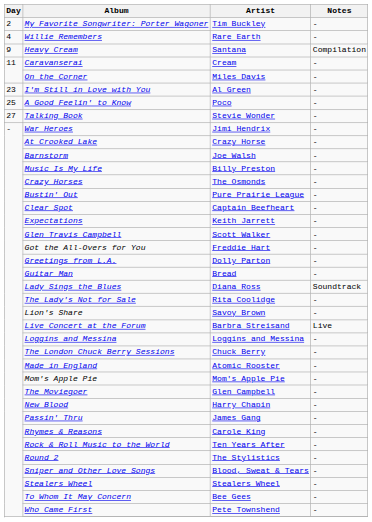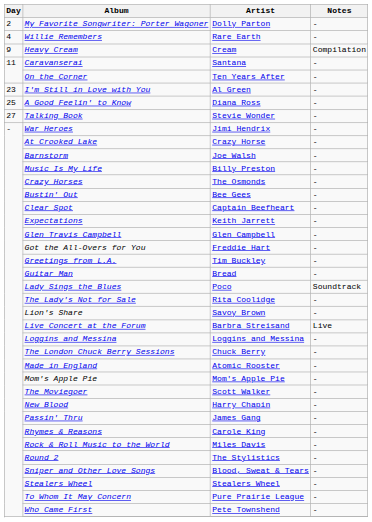(239, 24) Tim Buckley -> (241, 24) Dolly Parton
(229, 50) Santana -> (224, 50) Cream
(224, 63) Cream -> (229, 63) Santana
(239, 77) Miles Davis -> (248, 77) Ten Years After
(222, 103) Poco -> (236, 103) Diana Ross
(258, 195) Pure Prairie League -> (232, 195) Bee Gees
(241, 234) Scott Walker -> (244, 234) Glen Campbell
(241, 260) Dolly Parton -> (239, 260) Tim Buckley
(236, 287) Diana Ross -> (222, 287) Poco
(244, 392) Glen Campbell -> (241, 392) Scott Walker
(248, 444) Ten Years After -> (239, 444) Miles Davis
(232, 497) Bee Gees -> (258, 497) Pure Prairie League
